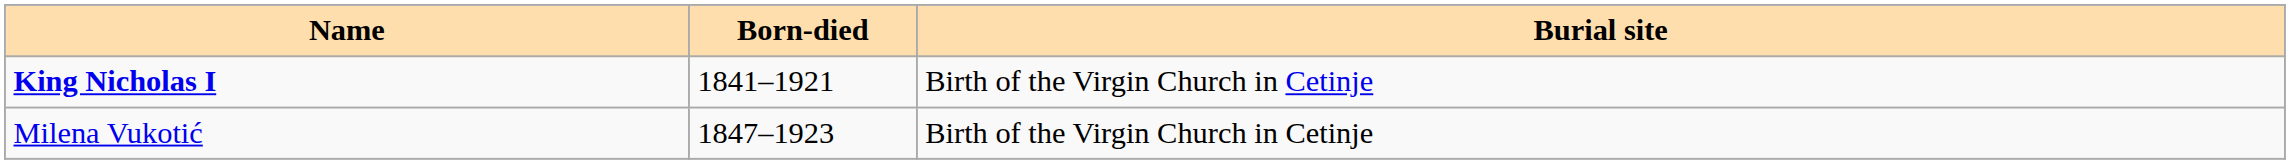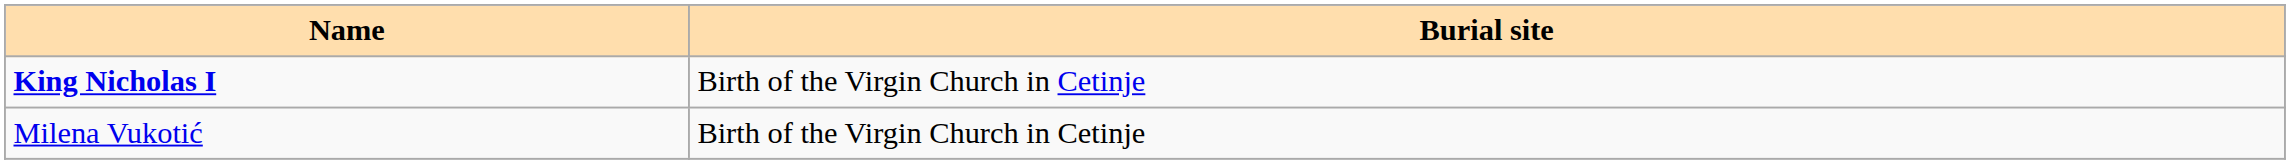- column: (803, 30)
